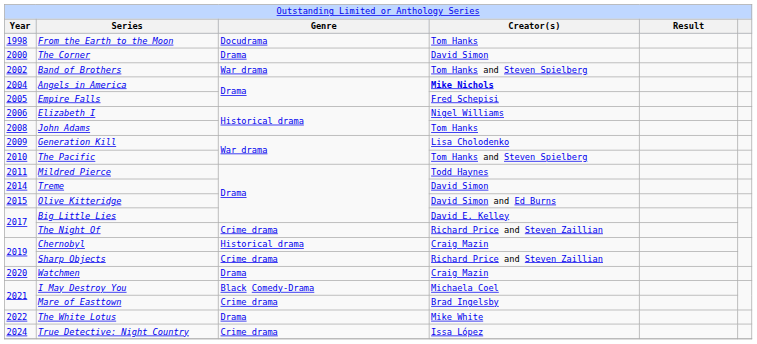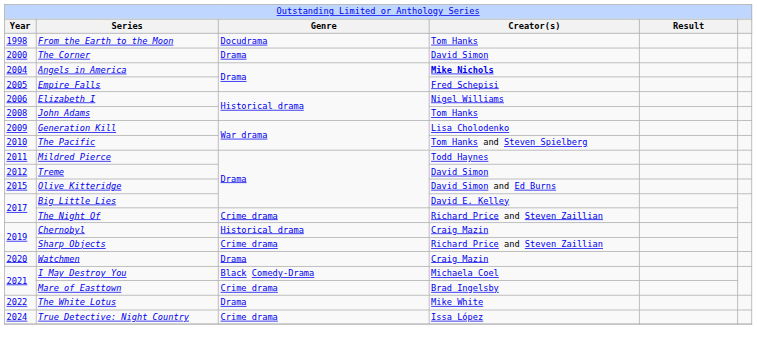- row: (80, 70)
(17, 186) 2014 -> (17, 171) 2012
